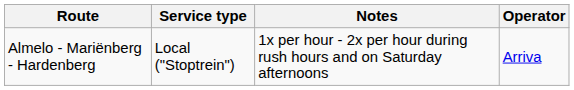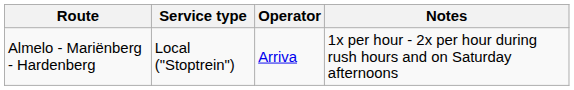columns swapped: (534, 16) <-> (377, 16)
